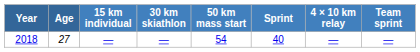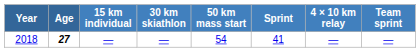(64, 40) normal -> (64, 40) bold
(278, 40) 40 -> (278, 40) 41
